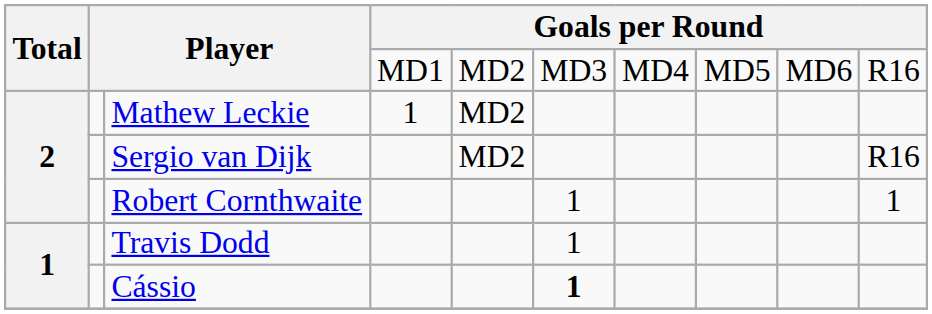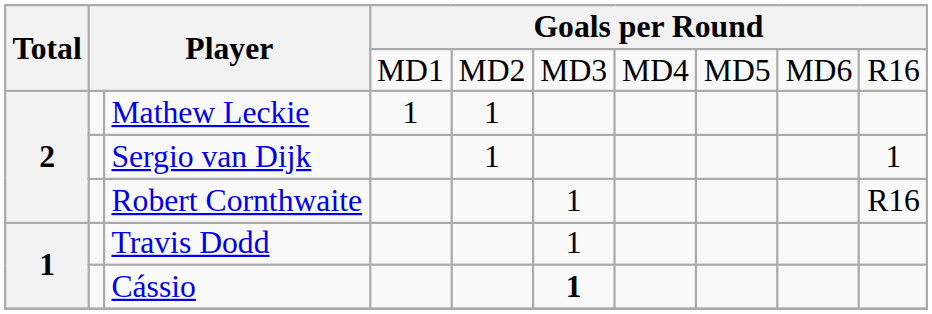(492, 113) MD2 -> (492, 113) 1
(492, 156) MD2 -> (492, 156) 1
(894, 156) R16 -> (894, 156) 1
(894, 200) 1 -> (894, 200) R16
